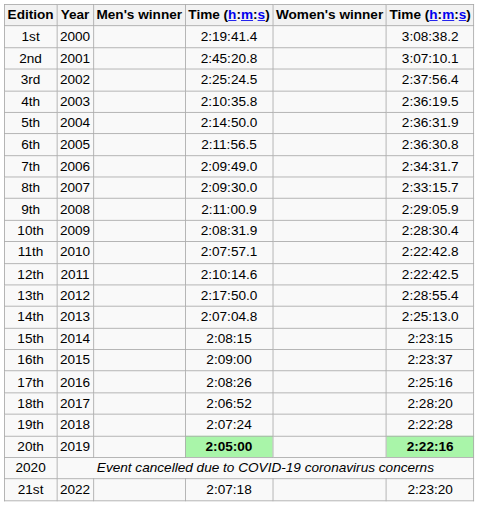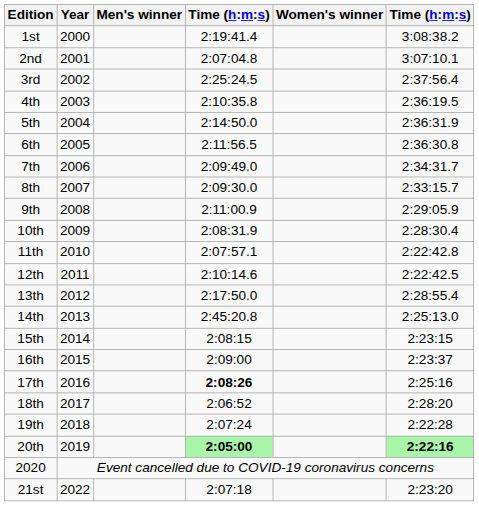(229, 58) 2:45:20.8 -> (229, 58) 2:07:04.8
(229, 317) 2:07:04.8 -> (229, 317) 2:45:20.8
(229, 381) normal -> (229, 381) bold
